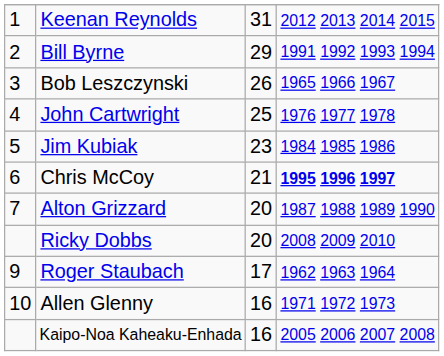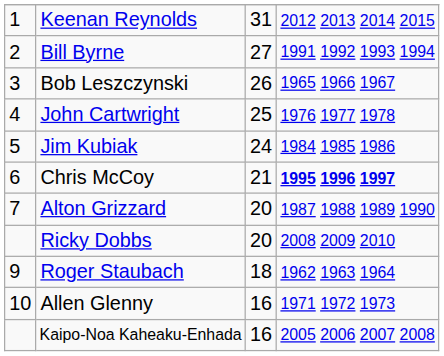(261, 51) 29 -> (261, 51) 27
(261, 146) 23 -> (261, 146) 24
(261, 271) 17 -> (261, 271) 18
